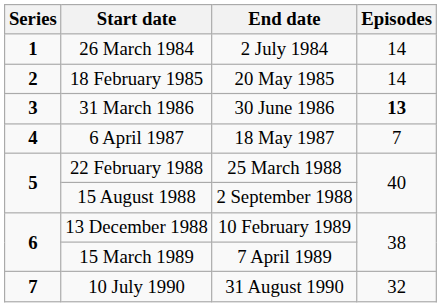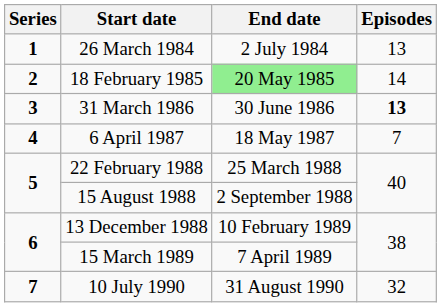(397, 49) 14 -> (397, 49) 13
(285, 78) no background -> (285, 78) lightgreen background
